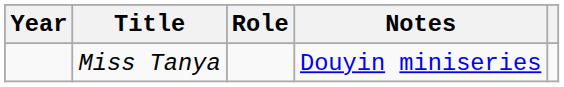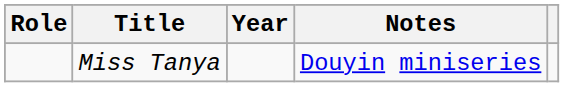columns swapped: (39, 24) <-> (260, 24)
